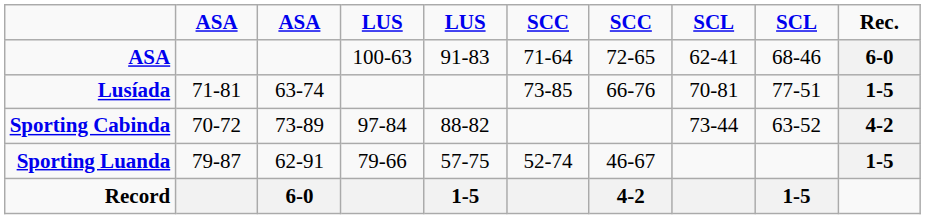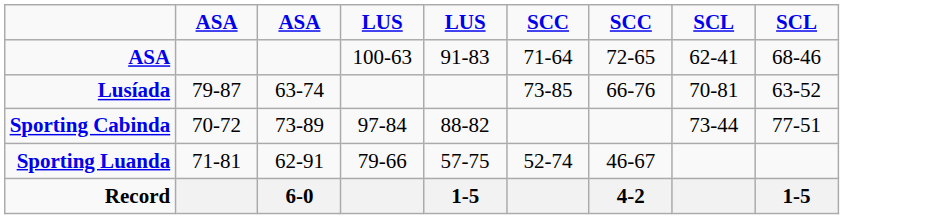- column: (879, 22)
(217, 91) 71-81 -> (217, 91) 79-87
(797, 91) 77-51 -> (797, 91) 63-52
(797, 126) 63-52 -> (797, 126) 77-51
(217, 160) 79-87 -> (217, 160) 71-81
